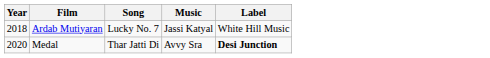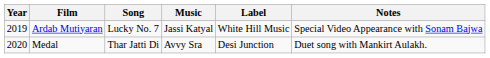+ column: (388, 12)
(17, 28) 2018 -> (17, 28) 2019
(248, 45) bold -> (246, 45) normal
